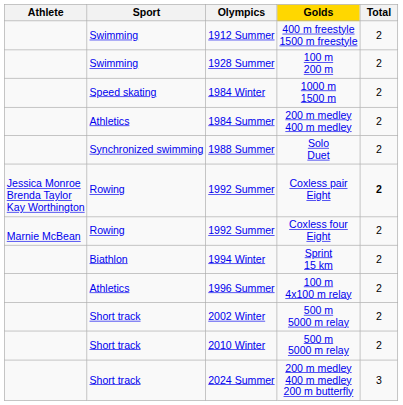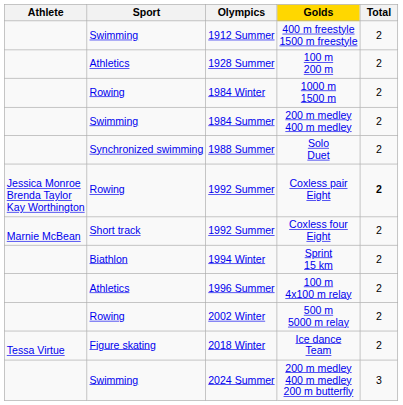(114, 64) Swimming -> (109, 64) Athletics
(123, 92) Speed skating -> (107, 92) Rowing
(109, 121) Athletics -> (114, 121) Swimming
(107, 231) Rowing -> (115, 231) Short track
(115, 316) Short track -> (107, 316) Rowing
- row: (237, 345)
+ row: (237, 345)
(115, 380) Short track -> (114, 380) Swimming
